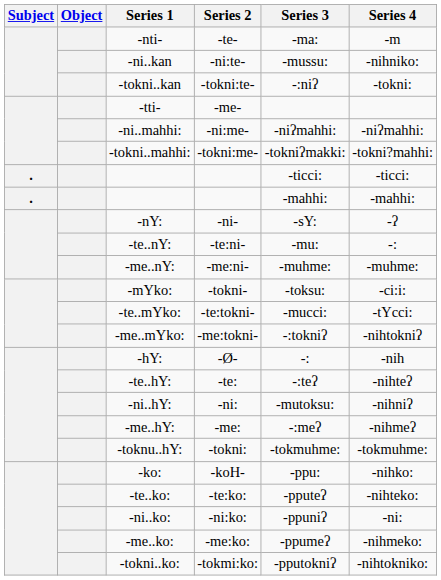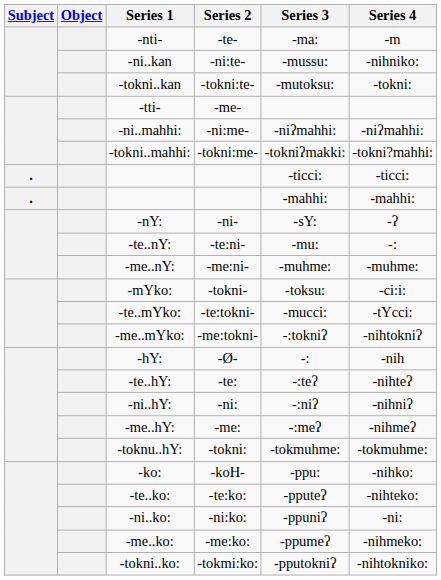(305, 84) -:niʔ -> (305, 84) -mutoksu:
(305, 404) -mutoksu: -> (305, 404) -:niʔ
